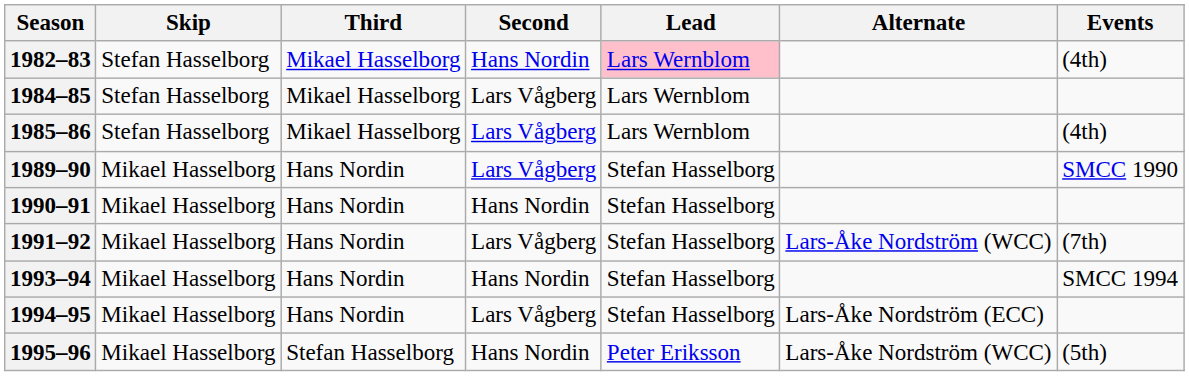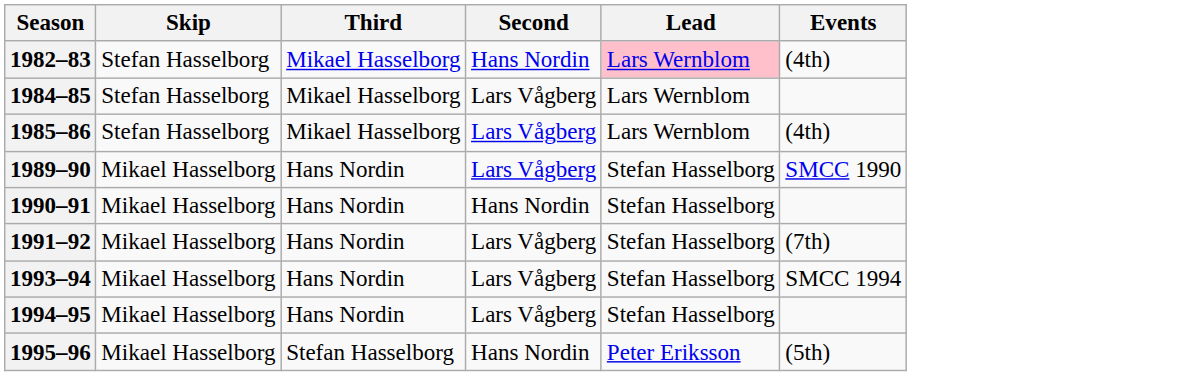- column: (918, 22)
(530, 278) Hans Nordin -> (534, 278) Lars Vågberg
